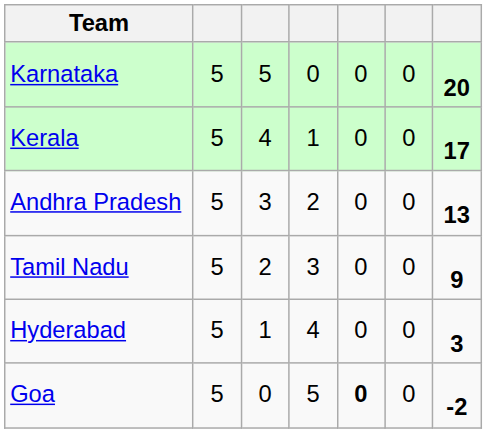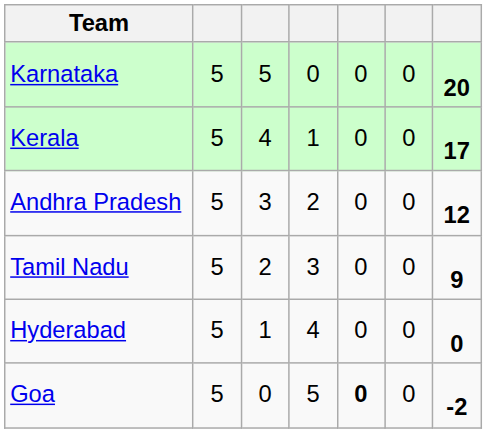(457, 215) 13 -> (457, 215) 12
(457, 344) 3 -> (457, 344) 0
